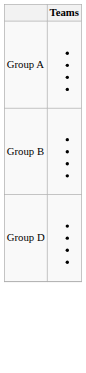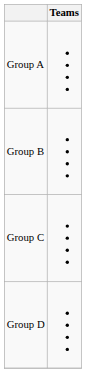+ row: (25, 238)
